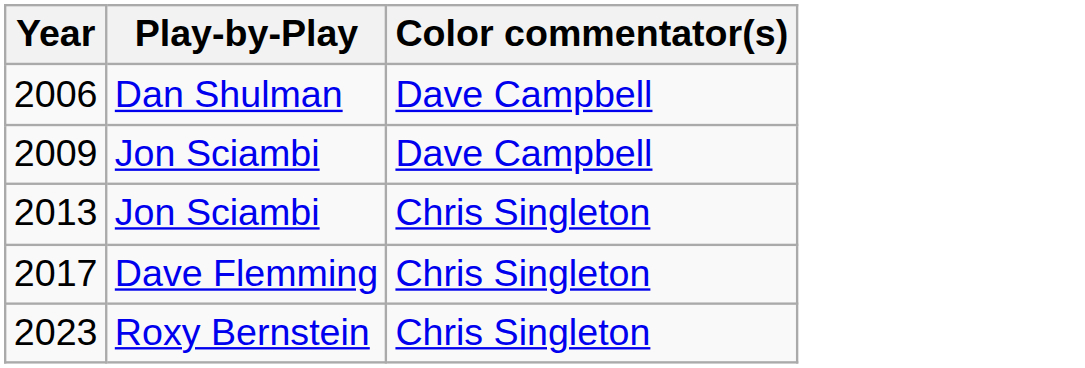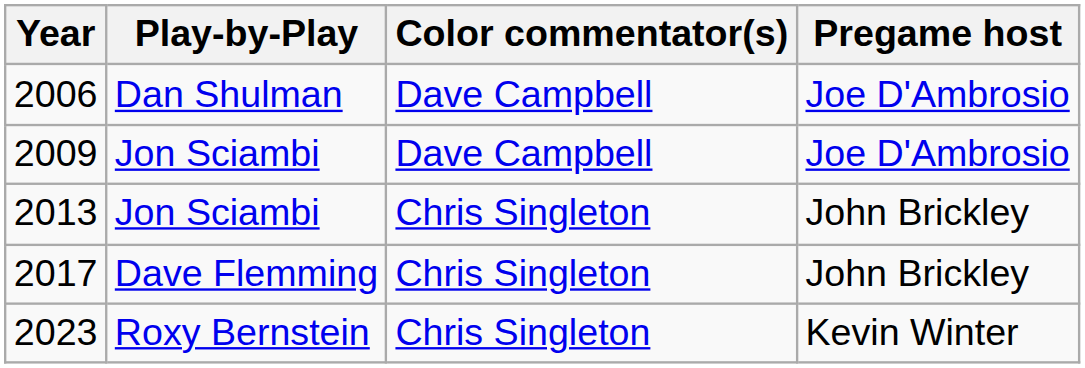+ column: (938, 34)
